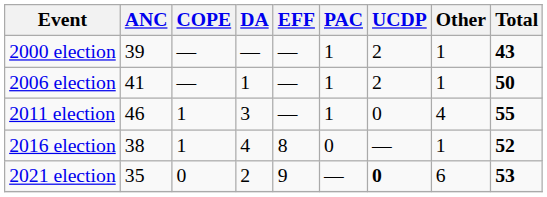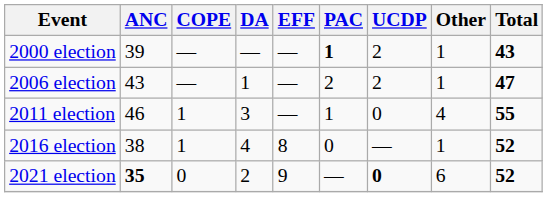(329, 51) normal -> (329, 51) bold
(135, 82) 41 -> (135, 82) 43
(329, 82) 1 -> (329, 82) 2
(505, 82) 50 -> (505, 82) 47
(135, 176) normal -> (135, 176) bold
(505, 176) 53 -> (505, 176) 52
